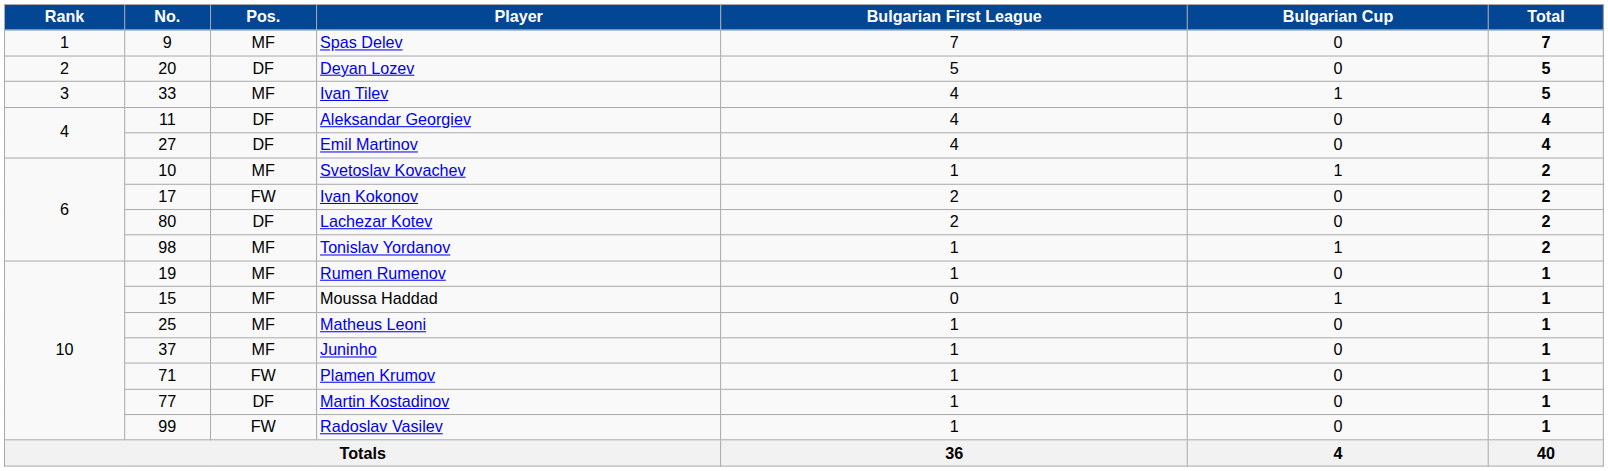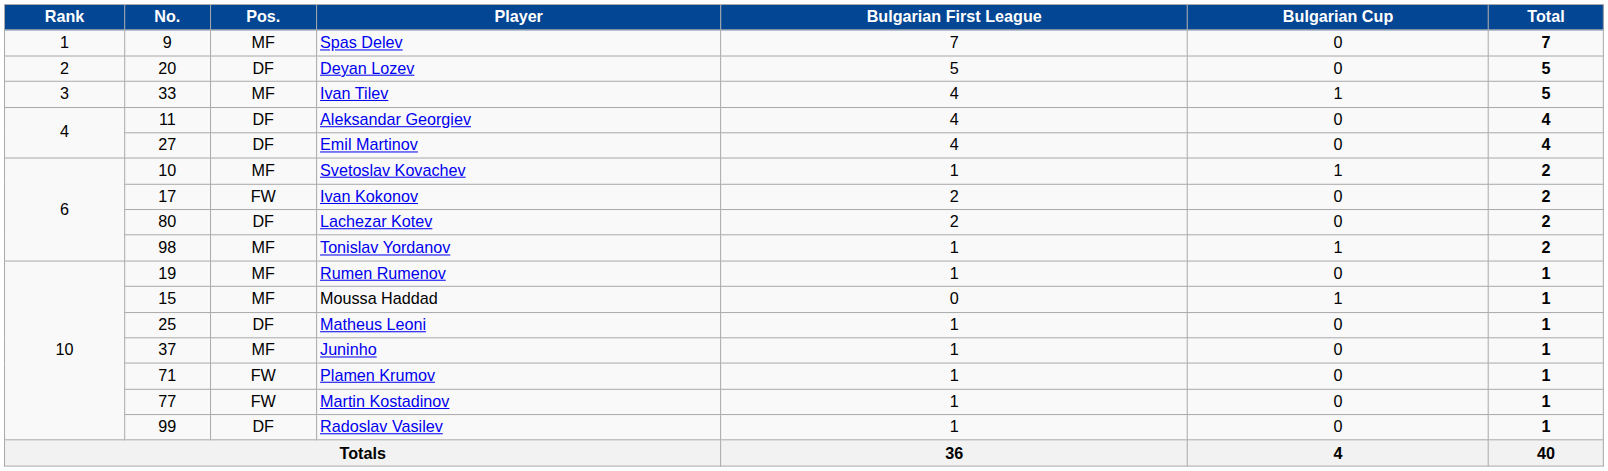(263, 324) MF -> (263, 324) DF
(263, 401) DF -> (263, 401) FW
(263, 427) FW -> (263, 427) DF
